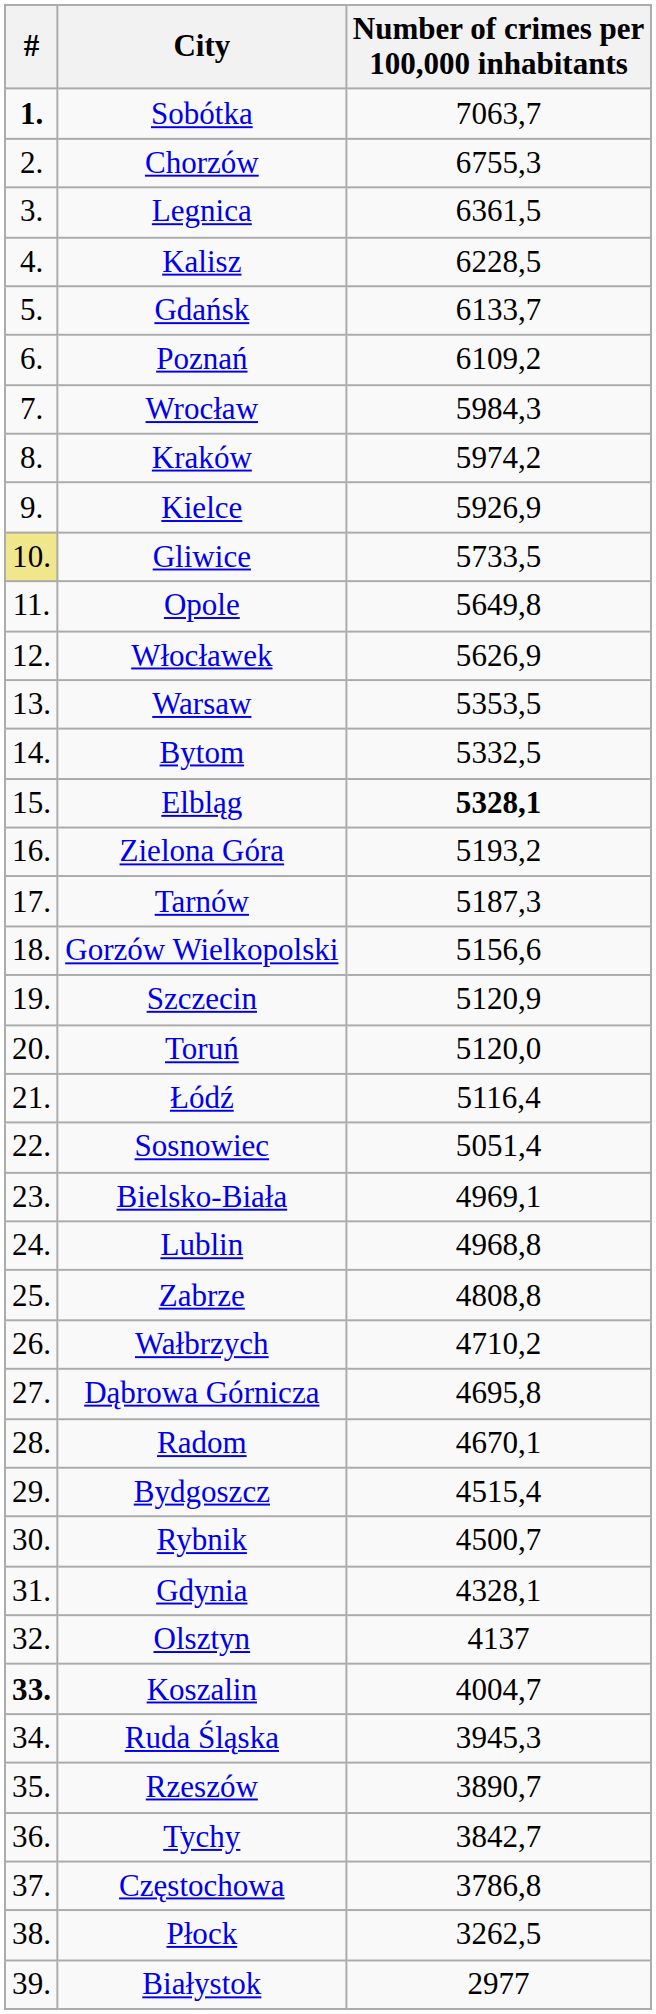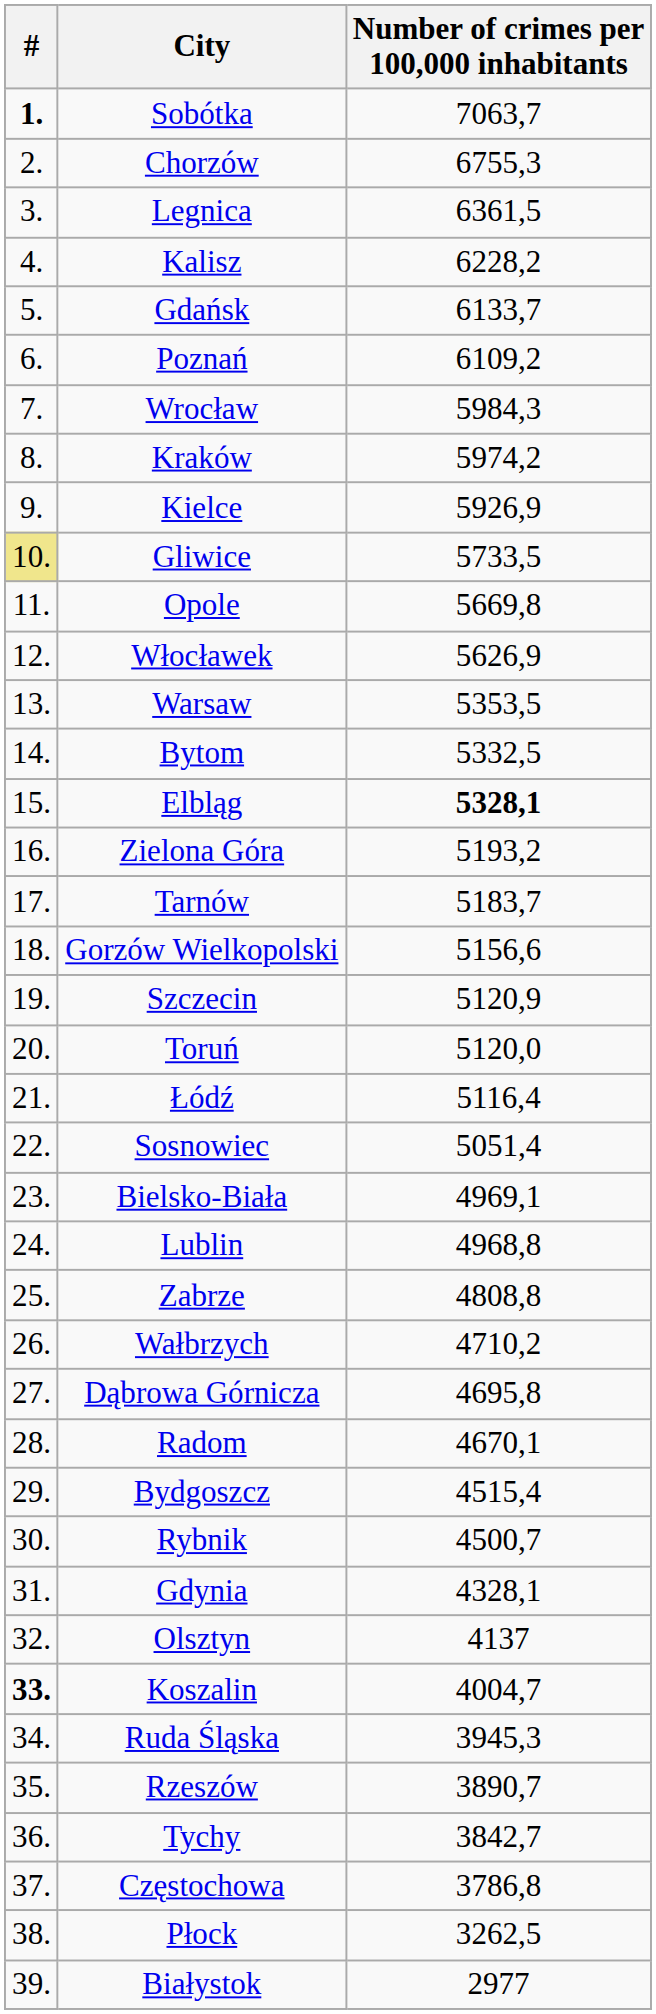(499, 260) 6228,5 -> (499, 260) 6228,2
(499, 605) 5649,8 -> (499, 605) 5669,8
(499, 900) 5187,3 -> (499, 900) 5183,7
